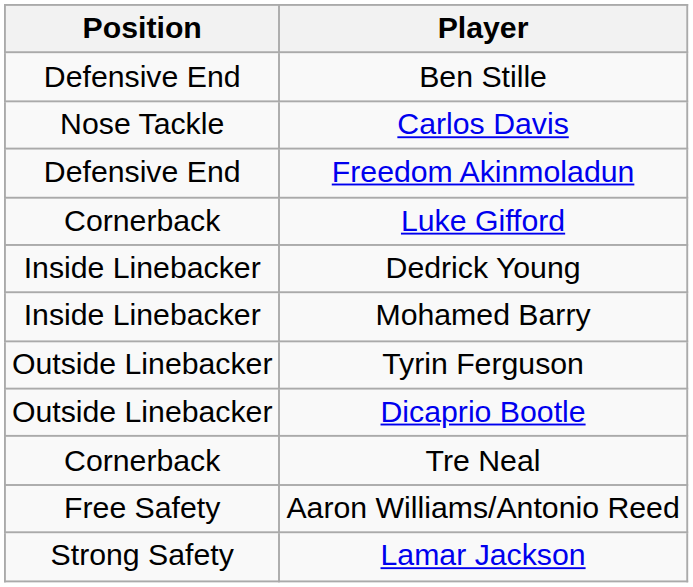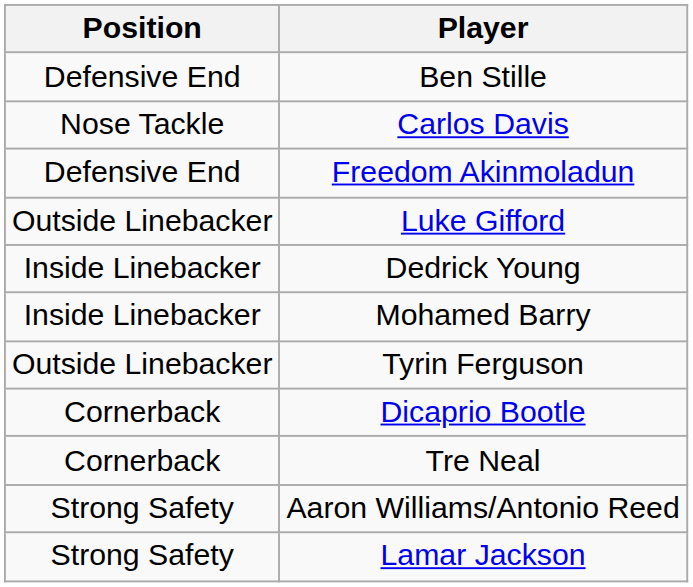(142, 220) Cornerback -> (142, 220) Outside Linebacker
(142, 412) Outside Linebacker -> (142, 412) Cornerback
(142, 508) Free Safety -> (142, 508) Strong Safety
